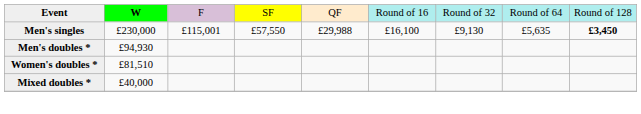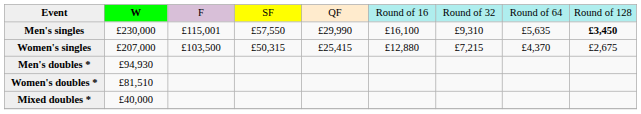(335, 30) £29,988 -> (335, 30) £29,990
(469, 30) £9,130 -> (469, 30) £9,310
+ row: (54, 48)
